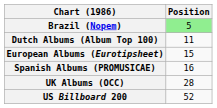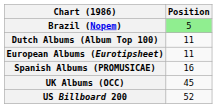(189, 54) 15 -> (189, 54) 11
(189, 82) 28 -> (189, 82) 45
